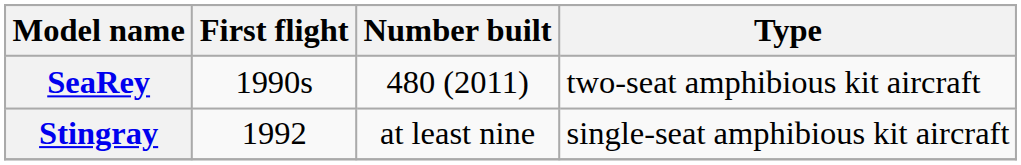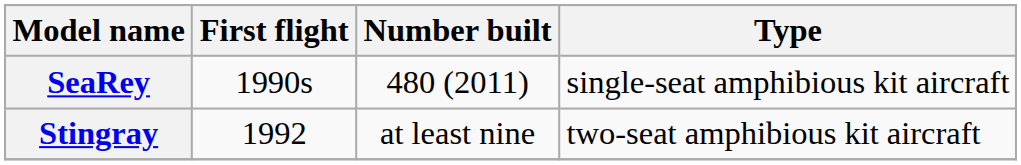(774, 81) two-seat amphibious kit aircraft -> (788, 81) single-seat amphibious kit aircraft
(788, 133) single-seat amphibious kit aircraft -> (774, 133) two-seat amphibious kit aircraft
